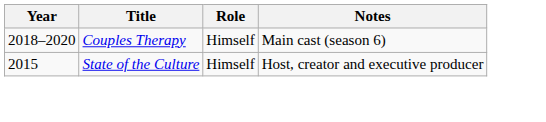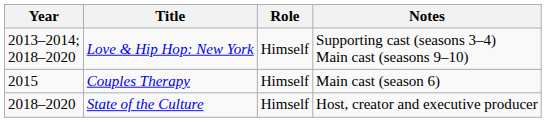+ row: (170, 48)
(42, 40) 2018–2020 -> (23, 81) 2015
(23, 64) 2015 -> (42, 104) 2018–2020
